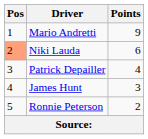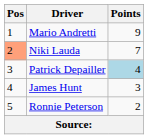(138, 51) 6 -> (138, 51) 7
(138, 69) no background -> (138, 69) lightblue background
